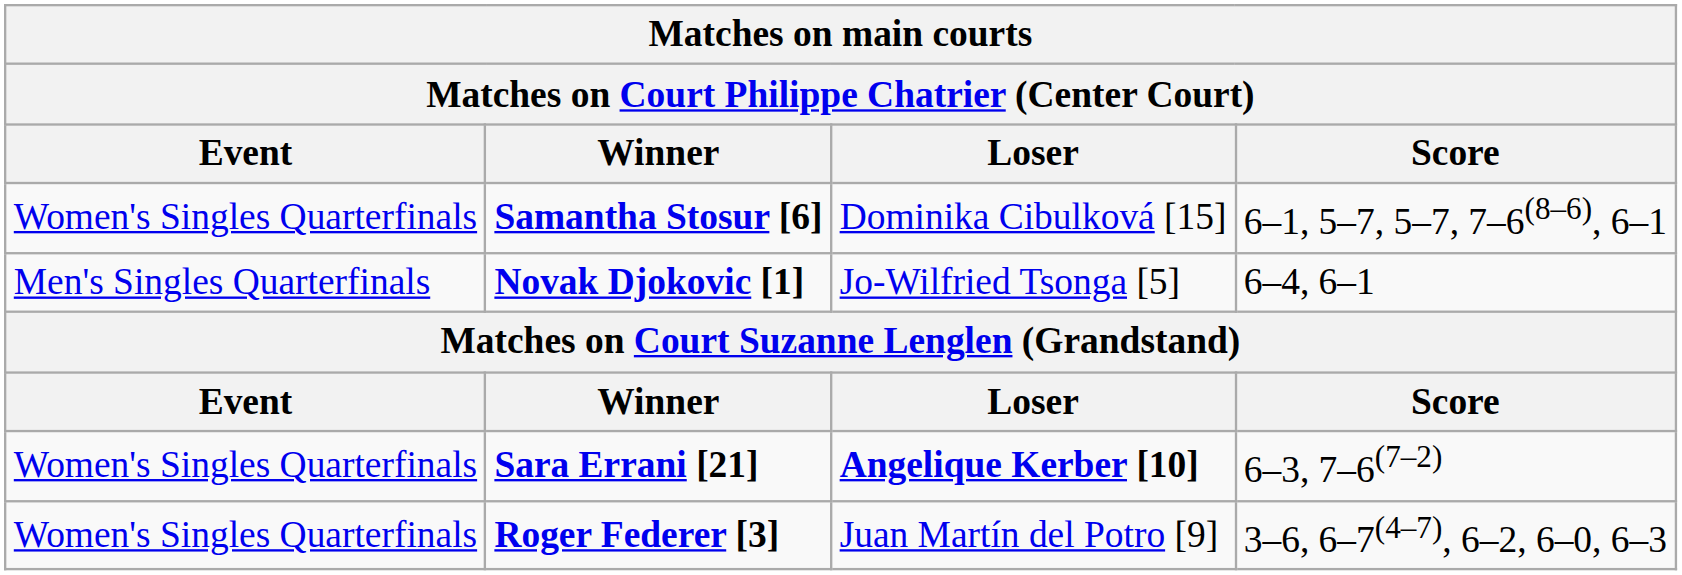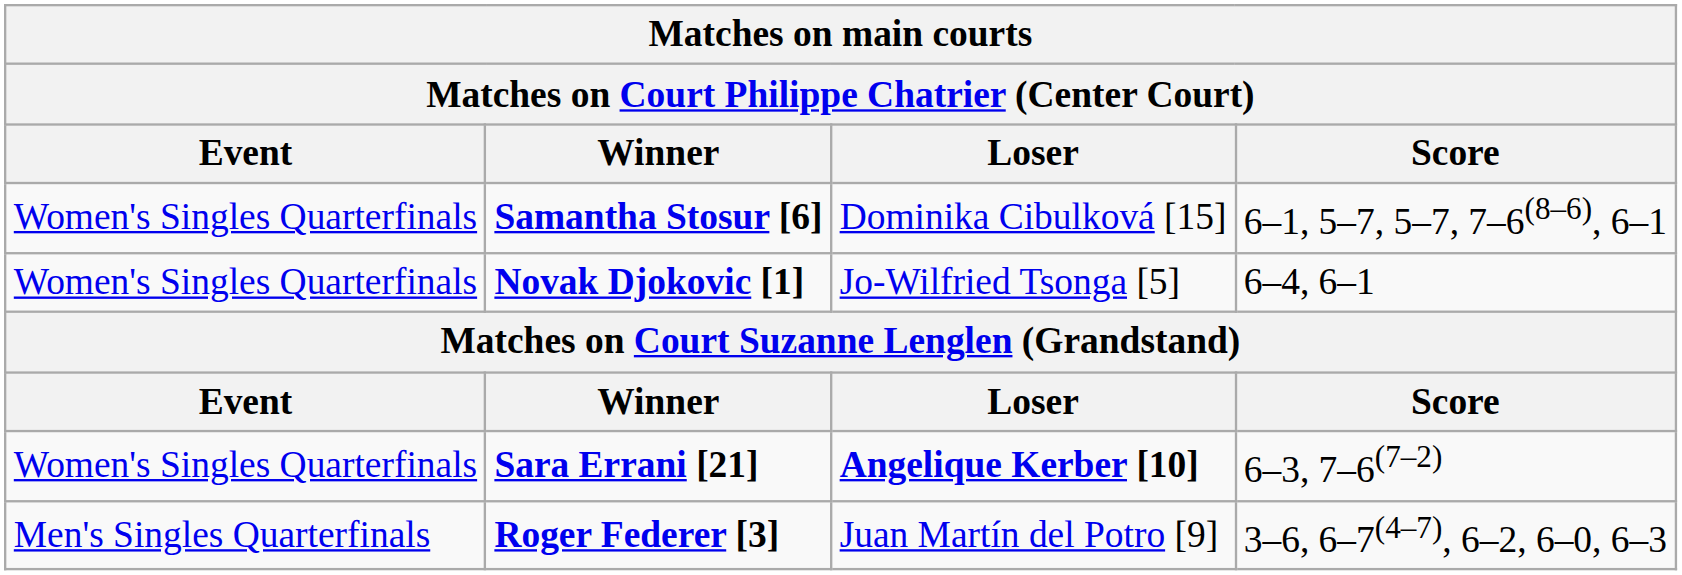(222, 281) Men's Singles Quarterfinals -> (245, 281) Women's Singles Quarterfinals
(245, 534) Women's Singles Quarterfinals -> (222, 534) Men's Singles Quarterfinals
